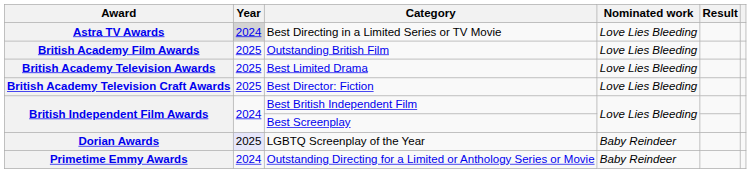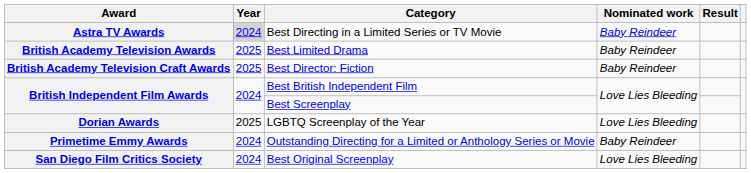(649, 31) Love Lies Bleeding -> (638, 31) Baby Reindeer
- row: (328, 50)
(649, 68) Love Lies Bleeding -> (638, 50) Baby Reindeer
(649, 86) Love Lies Bleeding -> (638, 68) Baby Reindeer
(249, 141) lavender background -> (249, 123) no background
(638, 141) Baby Reindeer -> (649, 123) Love Lies Bleeding
+ row: (330, 159)
